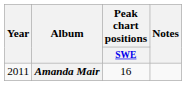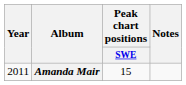(126, 72) 16 -> (126, 72) 15
